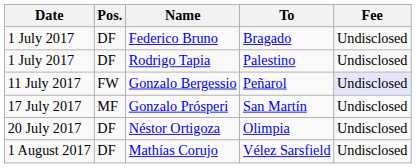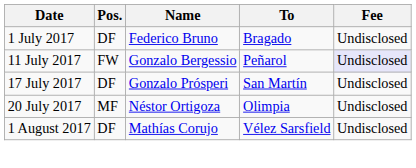- row: (170, 60)
(108, 106) MF -> (106, 83) DF
(106, 128) DF -> (108, 106) MF
